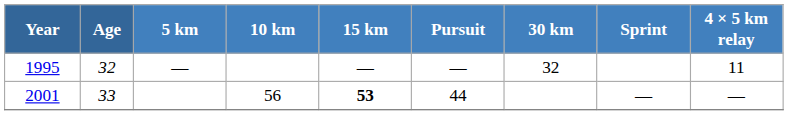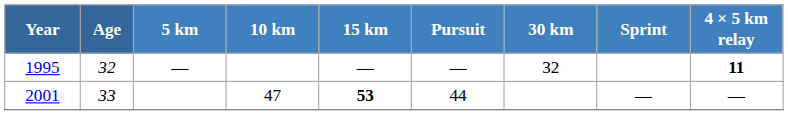(736, 67) normal -> (736, 67) bold
(273, 95) 56 -> (273, 95) 47
